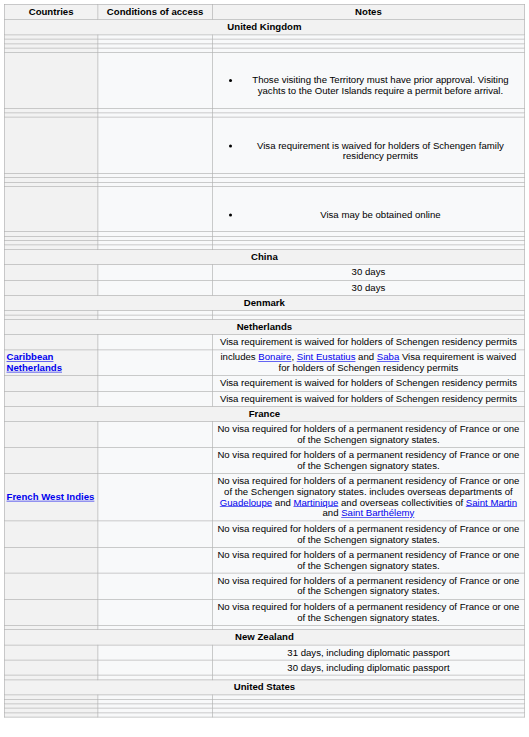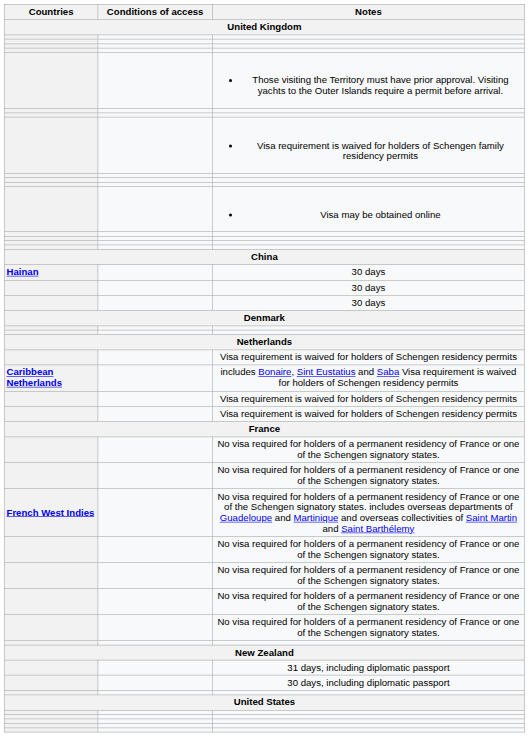+ row: (23, 272)
